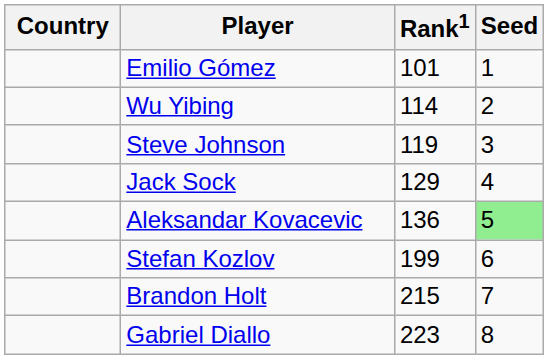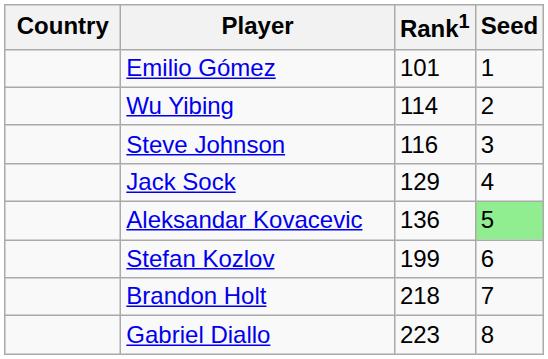(419, 144) 119 -> (419, 144) 116
(420, 296) 215 -> (420, 296) 218
